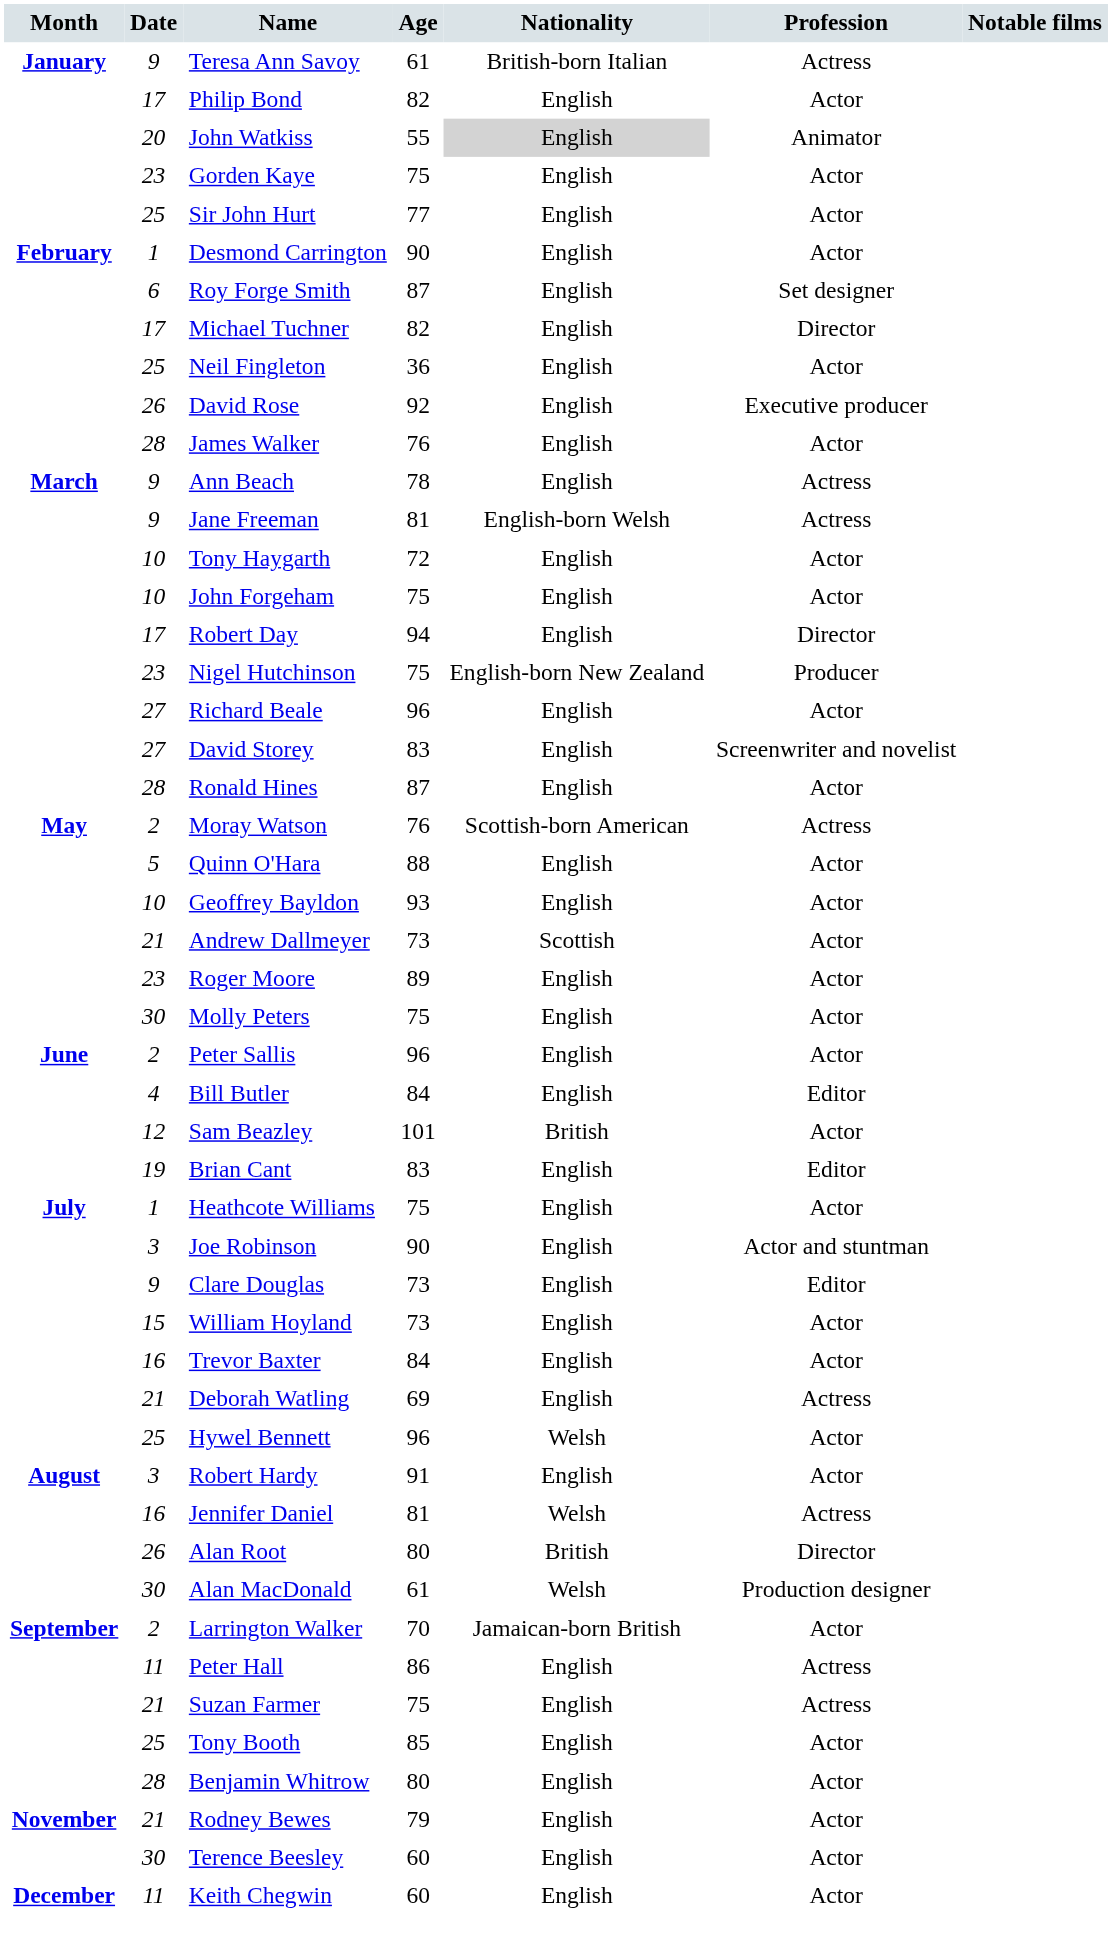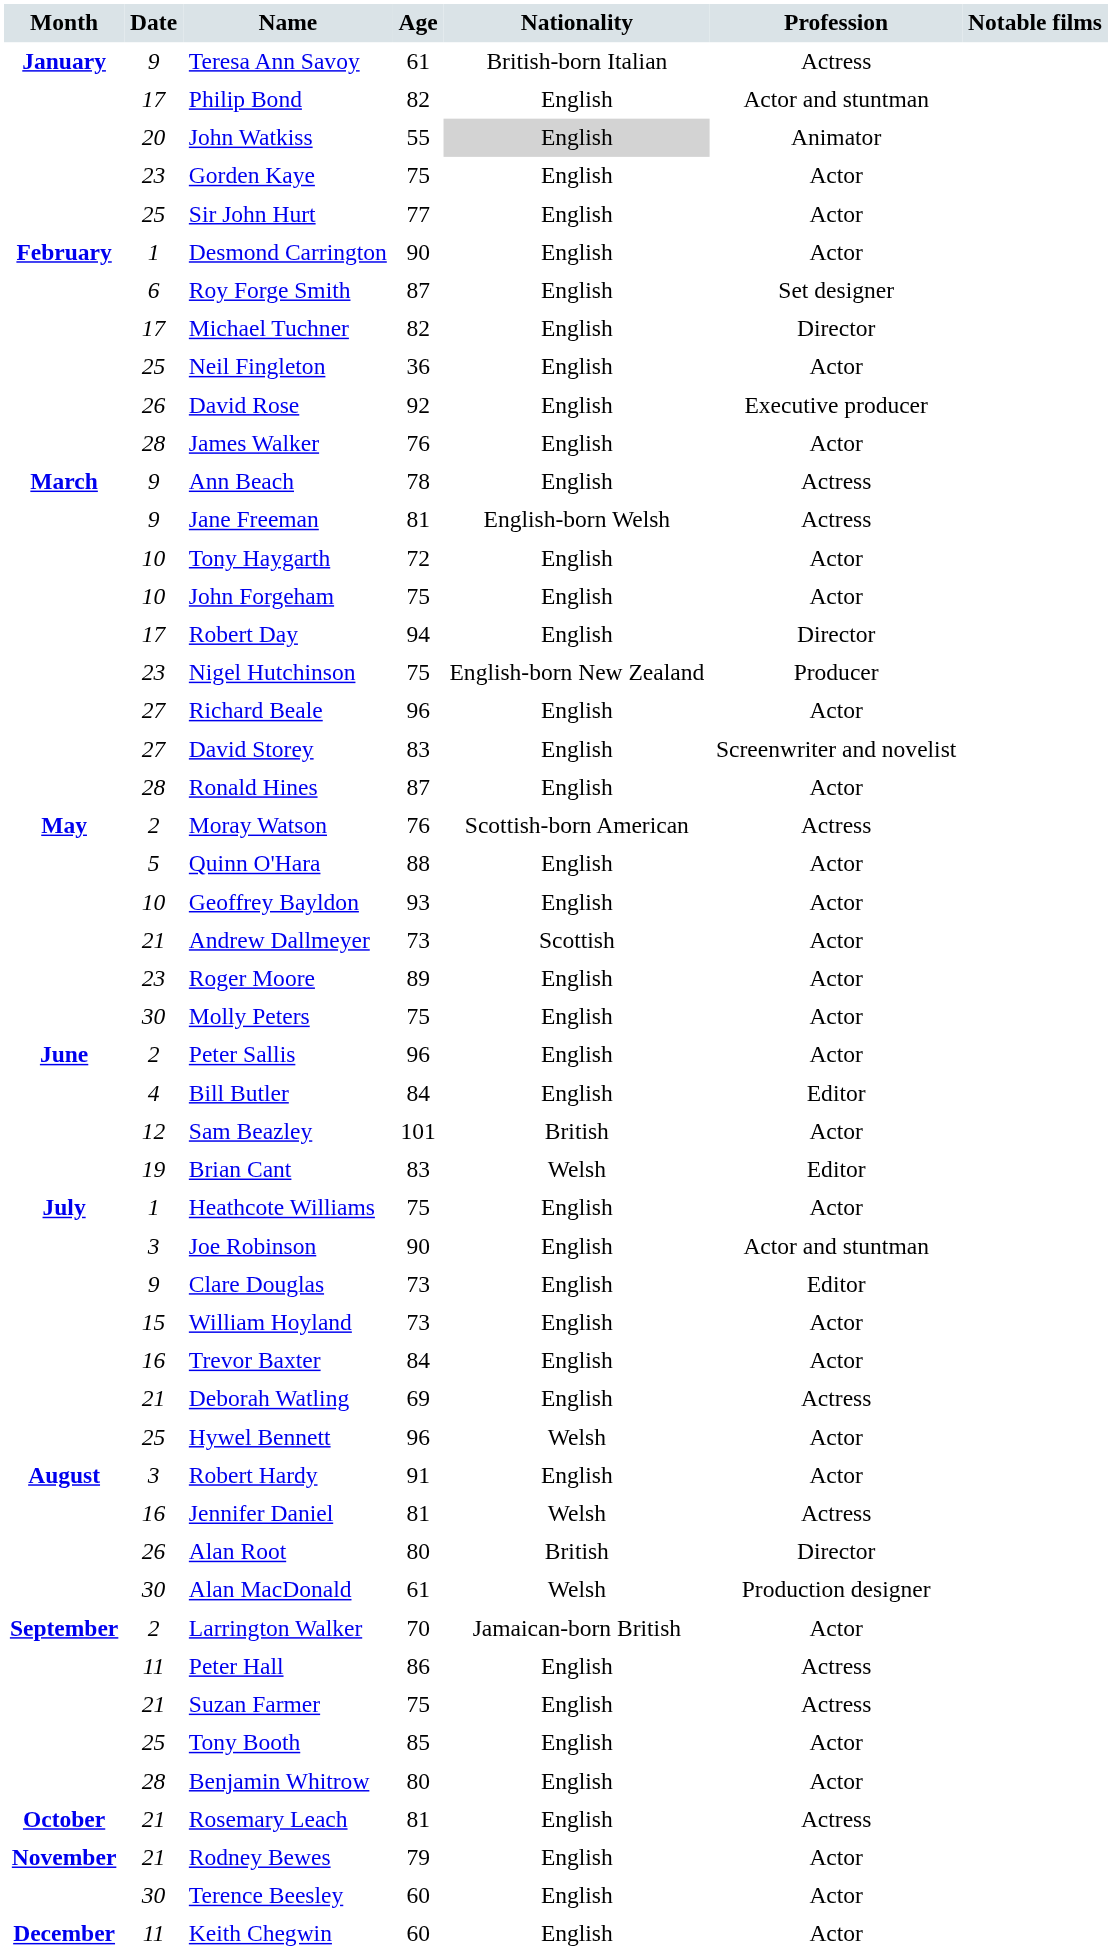(836, 99) Actor -> (836, 99) Actor and stuntman
(577, 1169) English -> (577, 1169) Welsh
+ row: (268, 1819)
